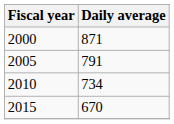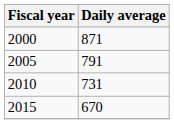(92, 84) 734 -> (92, 84) 731
